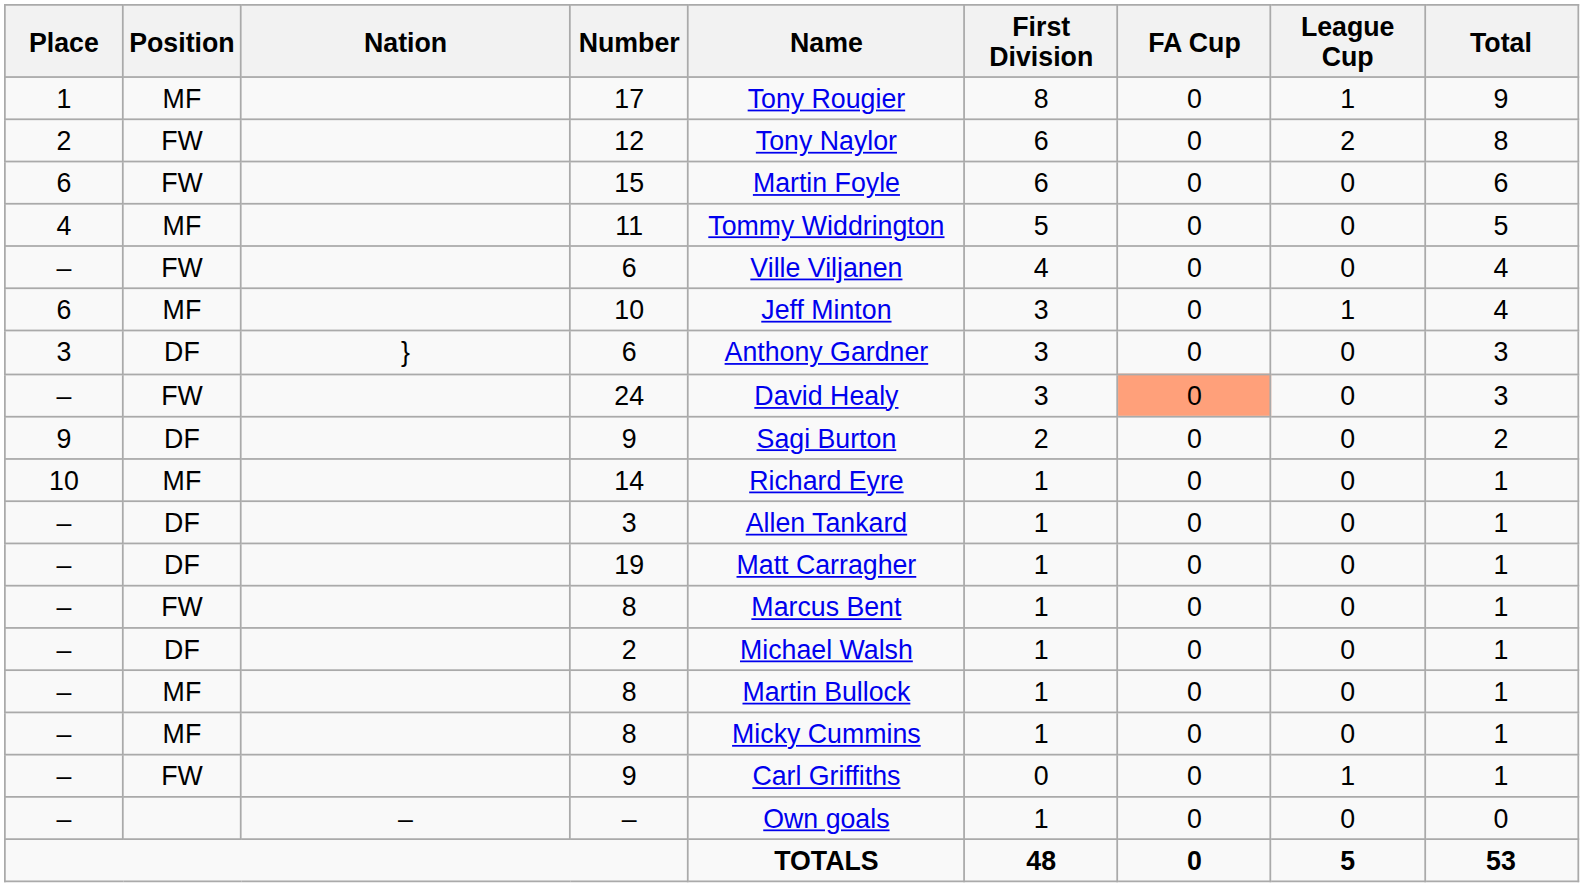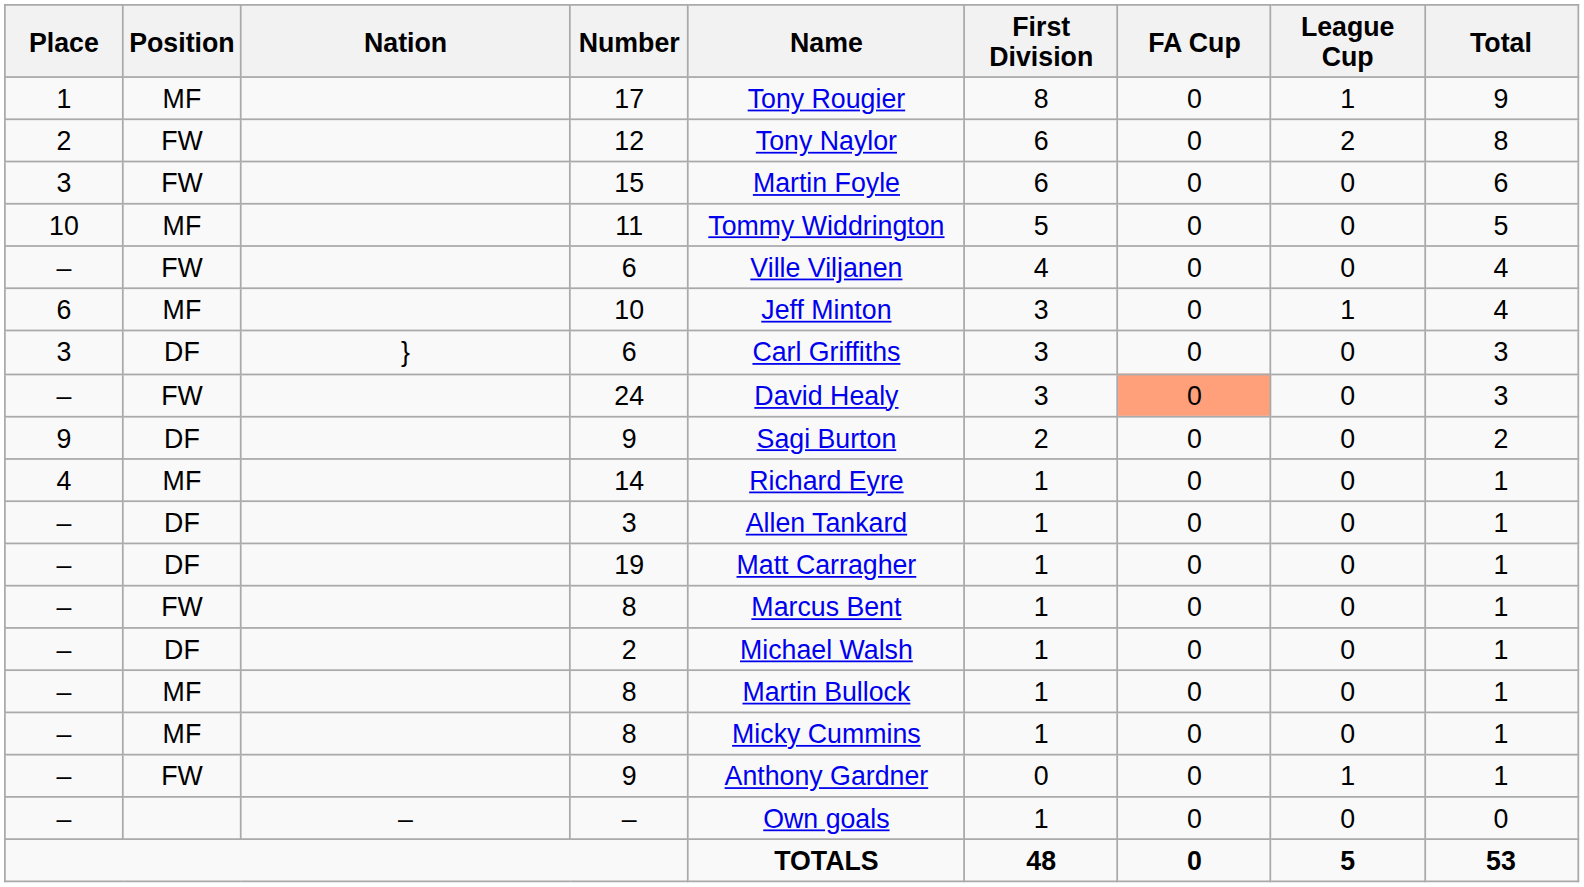(64, 183) 6 -> (64, 183) 3
(64, 226) 4 -> (64, 226) 10
(826, 353) Anthony Gardner -> (826, 353) Carl Griffiths
(64, 480) 10 -> (64, 480) 4
(826, 776) Carl Griffiths -> (826, 776) Anthony Gardner
